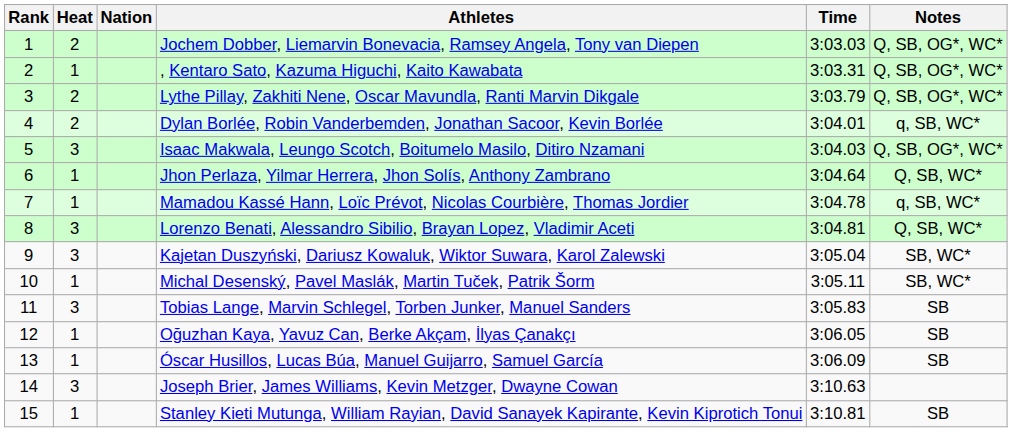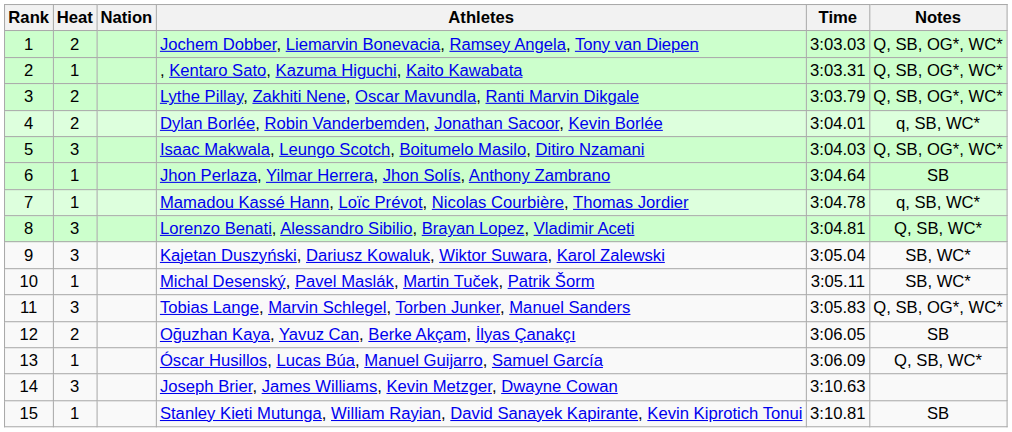(938, 176) Q, SB, WC* -> (938, 176) SB
(938, 307) SB -> (938, 307) Q, SB, OG*, WC*
(75, 334) 1 -> (75, 334) 2
(938, 360) SB -> (938, 360) Q, SB, WC*
